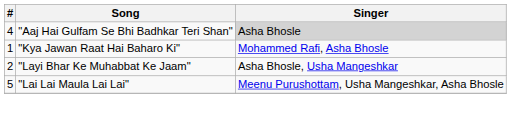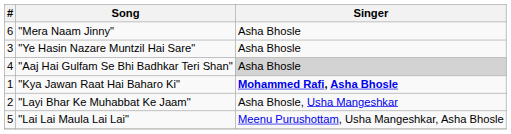+ row: (66, 31)
+ row: (107, 48)
(313, 48) normal -> (318, 84) bold
